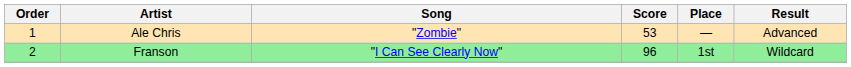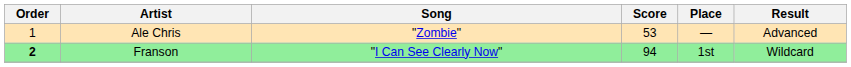(32, 52) normal -> (32, 52) bold
(650, 52) 96 -> (650, 52) 94
